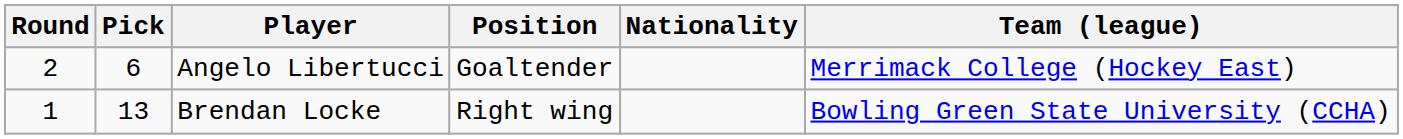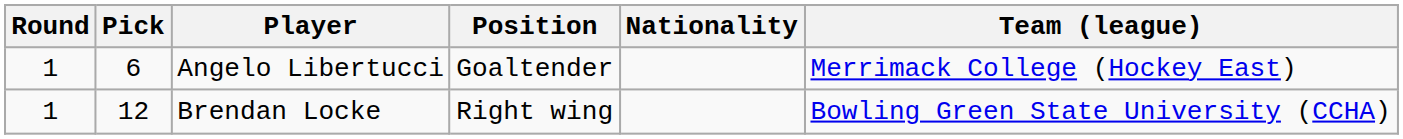(50, 69) 2 -> (50, 69) 1
(133, 111) 13 -> (133, 111) 12
